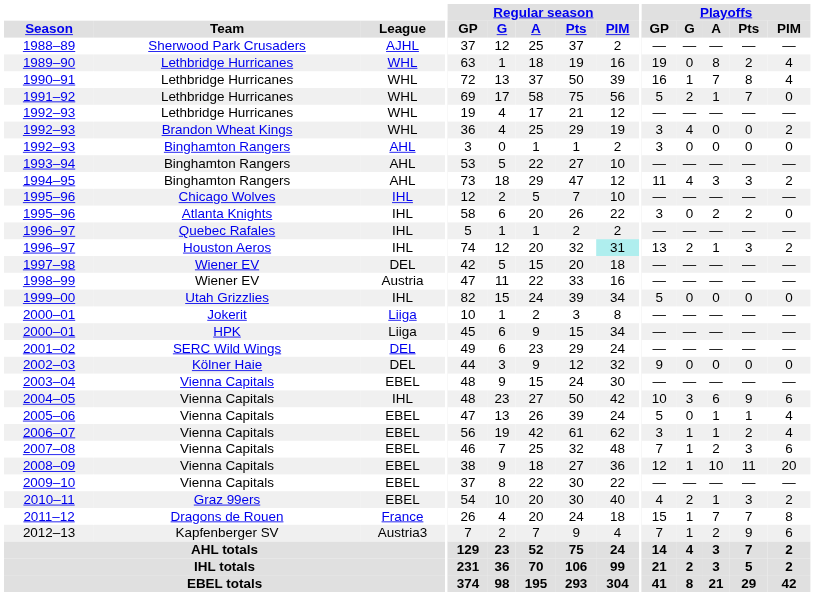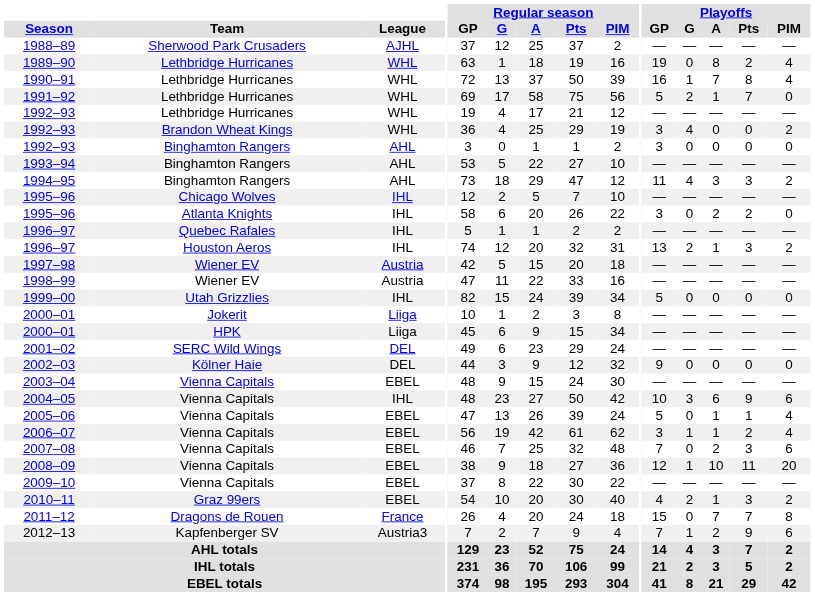(618, 247) paleturquoise background -> (618, 247) no background
(402, 264) DEL -> (402, 264) Austria
(690, 449) 1 -> (690, 449) 0
(690, 516) 1 -> (690, 516) 0
